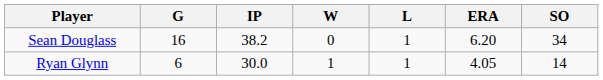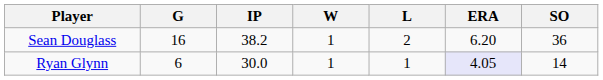(331, 39) 0 -> (331, 39) 1
(407, 39) 1 -> (407, 39) 2
(559, 39) 34 -> (559, 39) 36
(483, 63) no background -> (483, 63) lavender background
